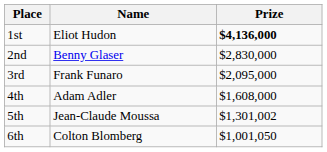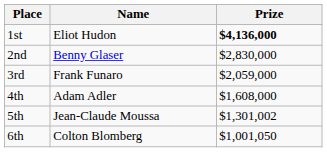(248, 75) $2,095,000 -> (248, 75) $2,059,000
